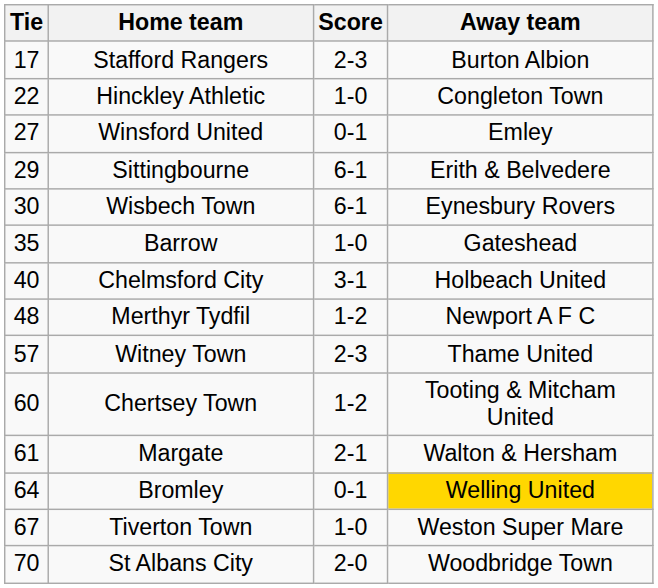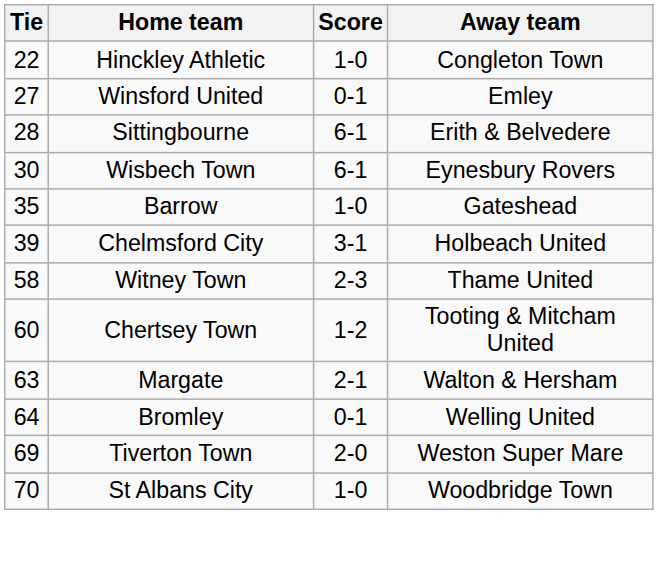- row: (181, 59)
(27, 170) 29 -> (27, 133) 28
(27, 280) 40 -> (27, 243) 39
- row: (181, 317)
(27, 354) 57 -> (27, 280) 58
(27, 453) 61 -> (27, 380) 63
(520, 490) gold background -> (520, 416) no background
(27, 527) 67 -> (27, 453) 69
(351, 527) 1-0 -> (351, 453) 2-0
(351, 564) 2-0 -> (351, 490) 1-0
